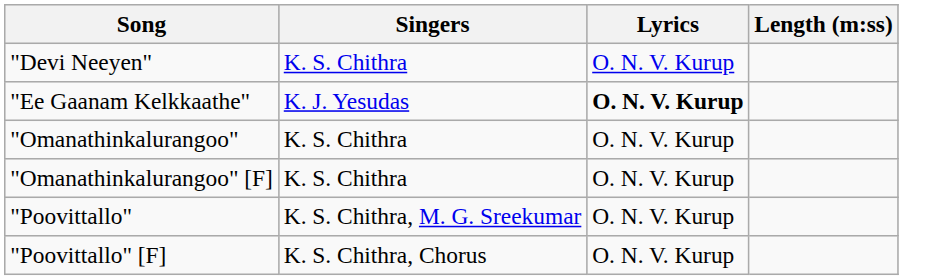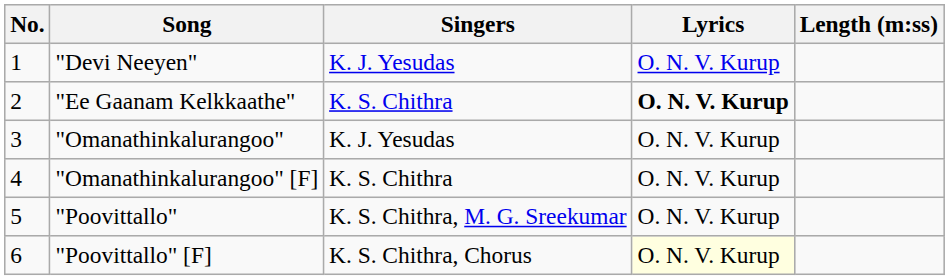+ column: (27, 23)
(346, 62) K. S. Chithra -> (392, 62) K. J. Yesudas
(346, 101) K. J. Yesudas -> (391, 101) K. S. Chithra
(346, 139) K. S. Chithra -> (392, 139) K. J. Yesudas
(663, 255) no background -> (709, 255) lightyellow background
